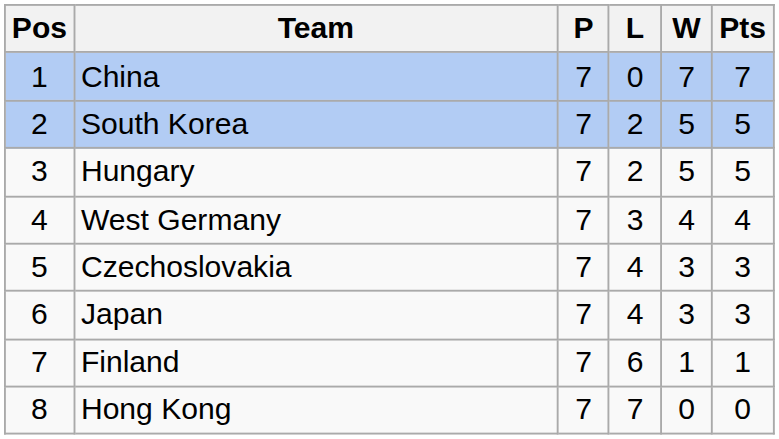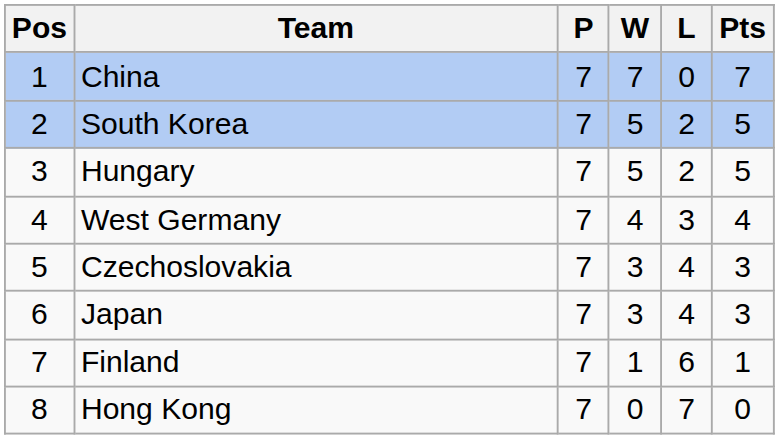columns swapped: (686, 28) <-> (635, 28)
